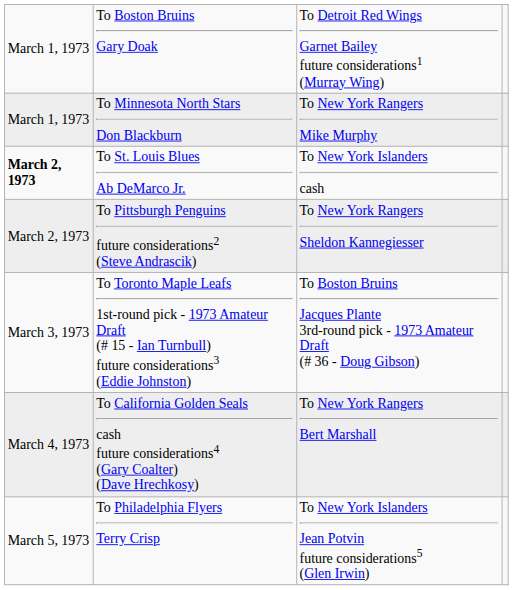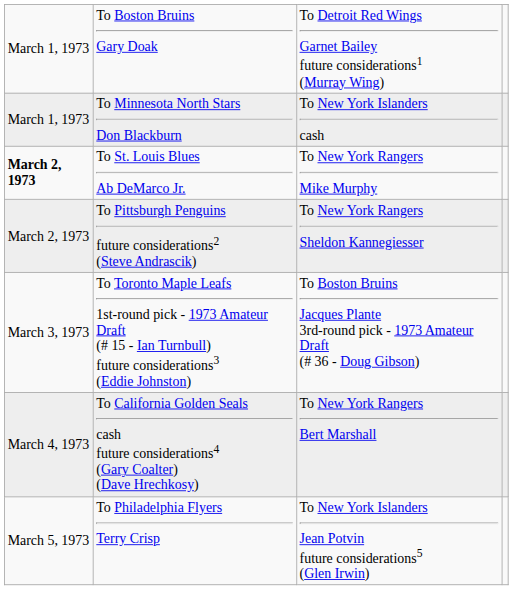(399, 119) To New York Rangers Mike Murphy -> (399, 119) To New York Islanders cash
(399, 173) To New York Islanders cash -> (399, 173) To New York Rangers Mike Murphy
